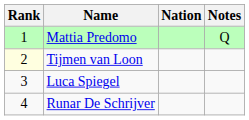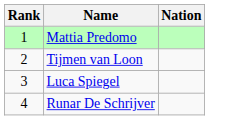- column: (224, 15)
(24, 59) lightyellow background -> (24, 59) no background
